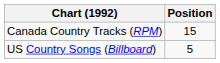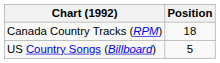(190, 31) 15 -> (190, 31) 18
